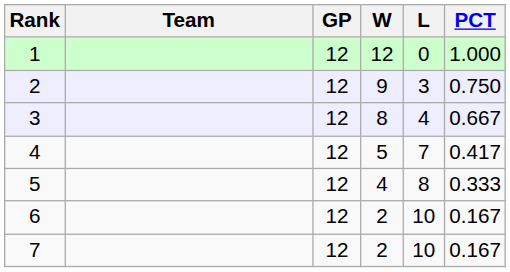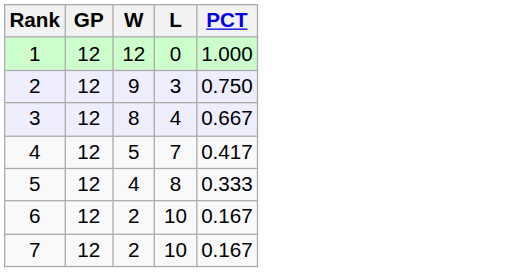- column: (189, 20)
